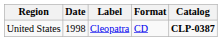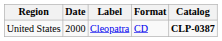(75, 28) 1998 -> (75, 28) 2000
